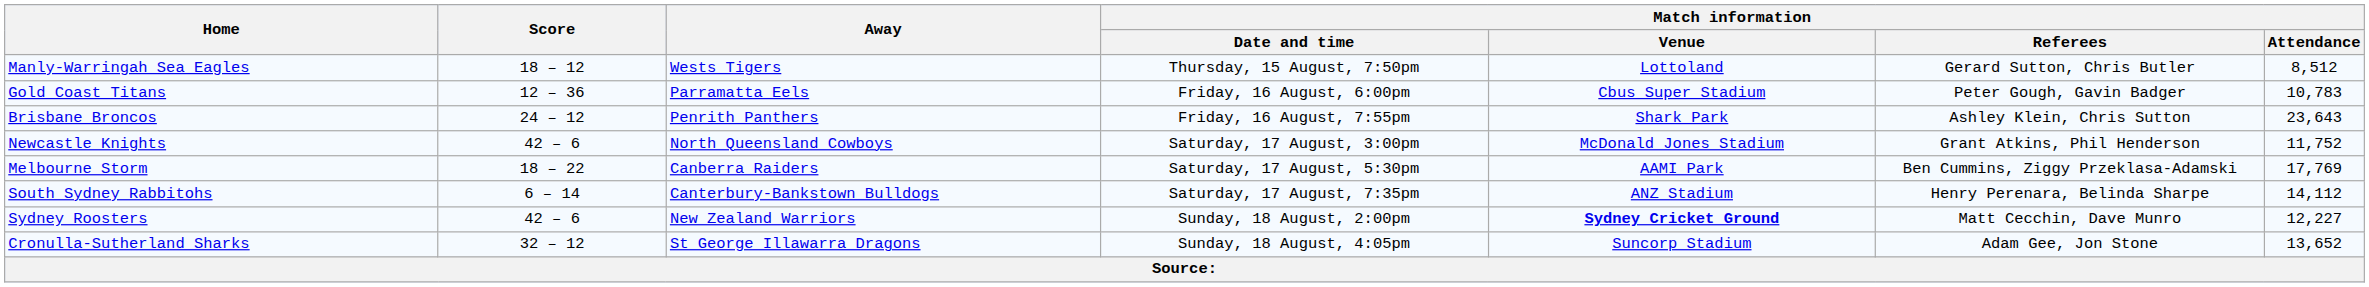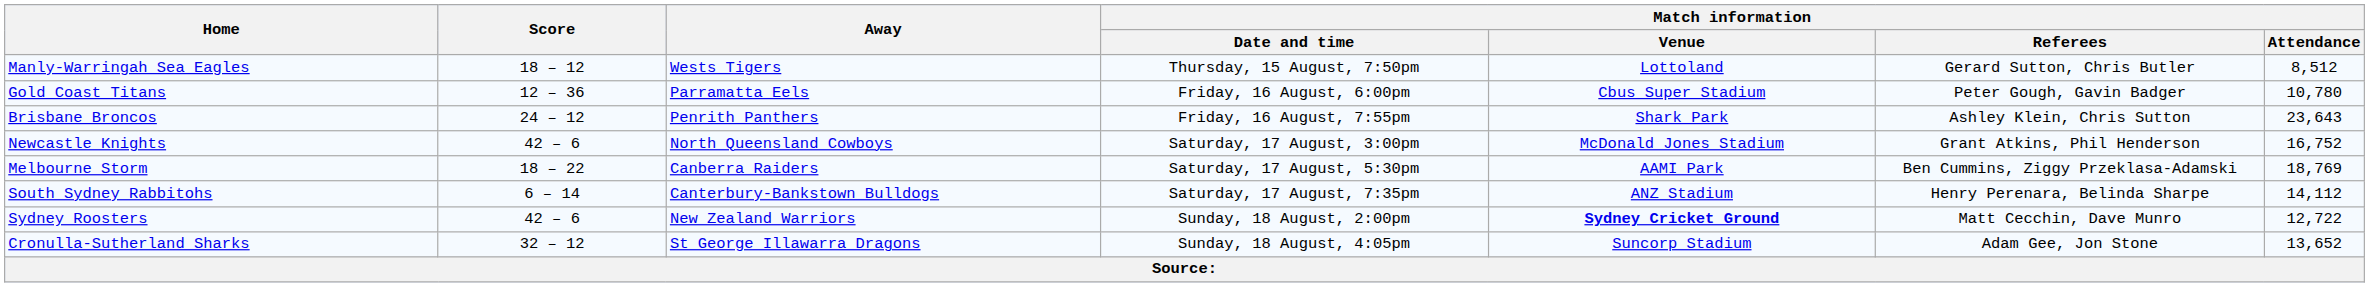(2314, 93) 10,783 -> (2314, 93) 10,780
(2314, 143) 11,752 -> (2314, 143) 16,752
(2314, 168) 17,769 -> (2314, 168) 18,769
(2314, 219) 12,227 -> (2314, 219) 12,722
